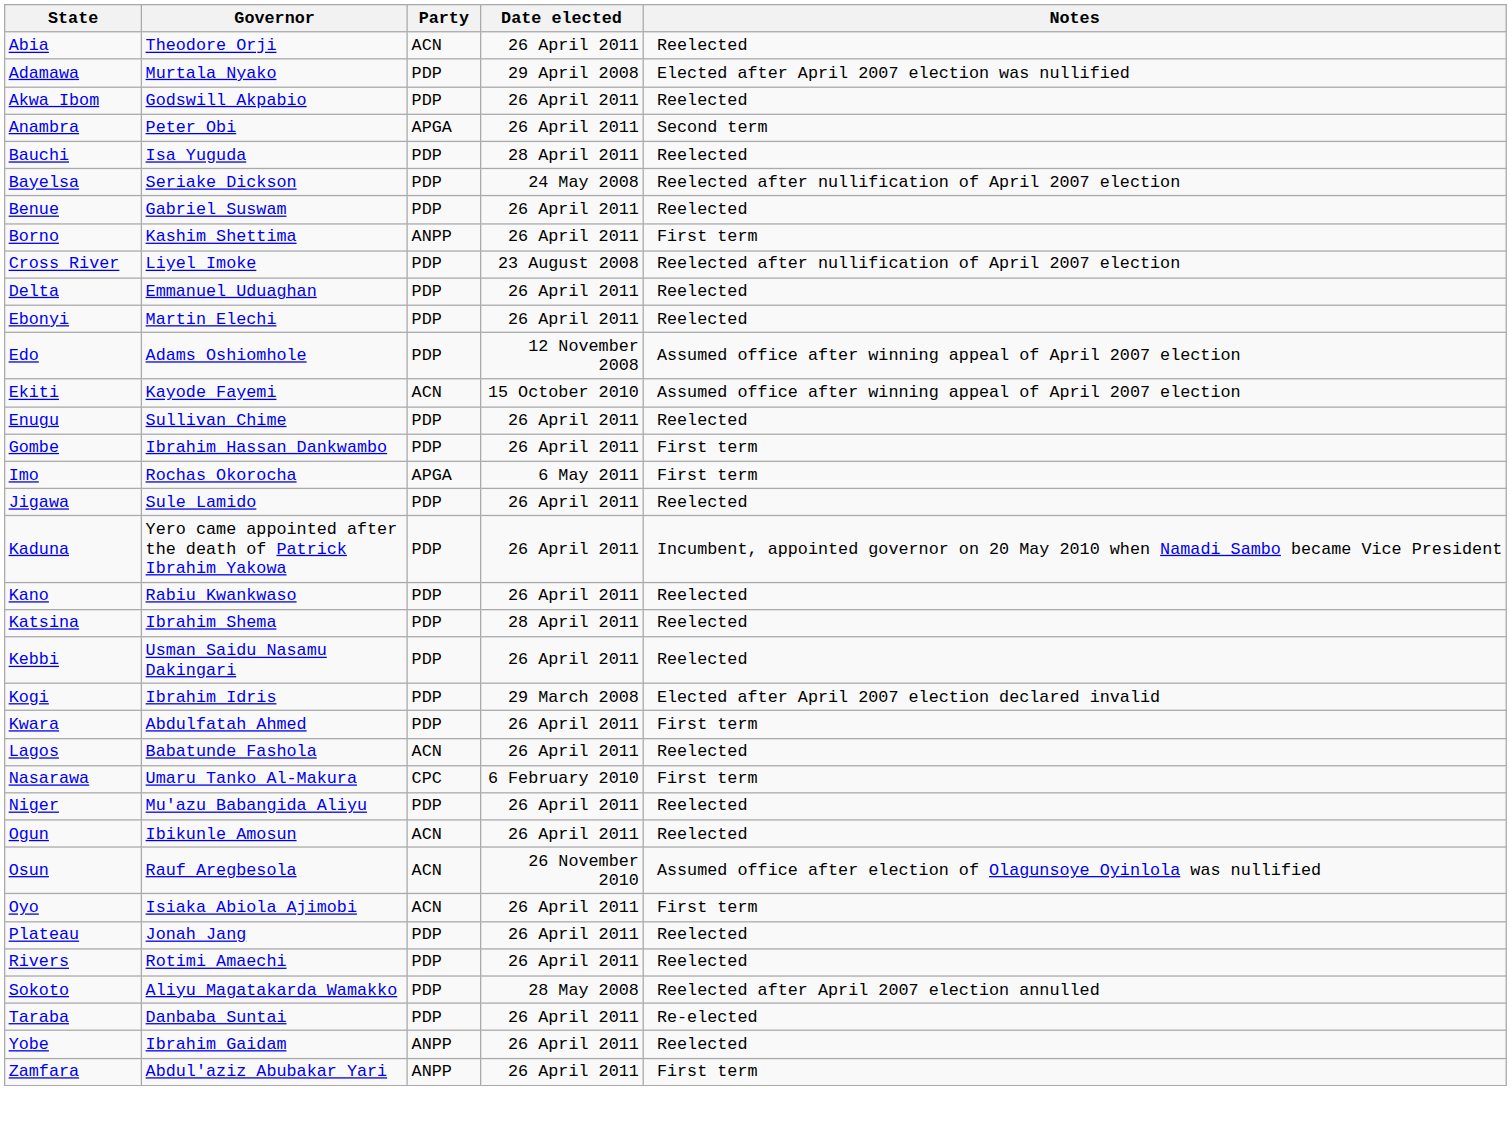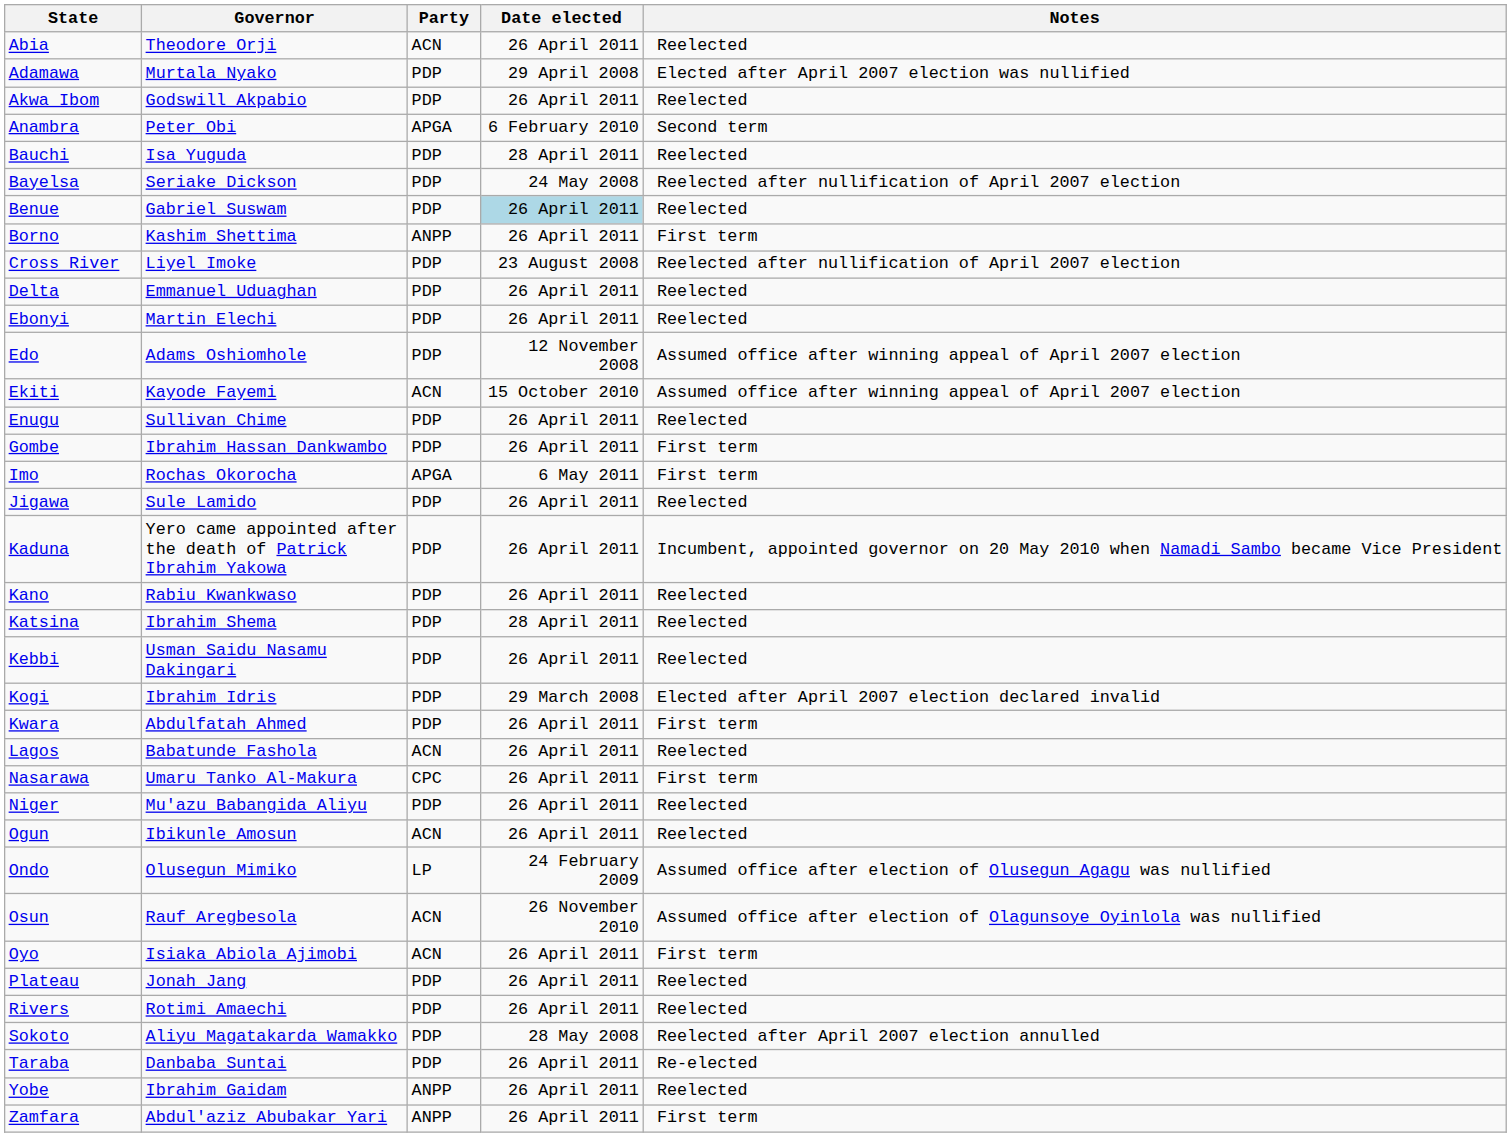(573, 128) 26 April 2011 -> (563, 128) 6 February 2010
(573, 210) no background -> (573, 210) lightblue background
(563, 779) 6 February 2010 -> (573, 779) 26 April 2011
+ row: (29, 871)
